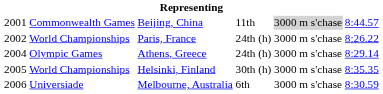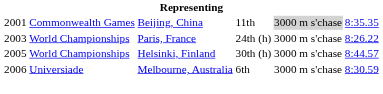(362, 22) 8:44.57 -> (362, 22) 8:35.35
(15, 38) 2002 -> (15, 38) 2003
- row: (172, 53)
(362, 69) 8:35.35 -> (362, 53) 8:44.57
